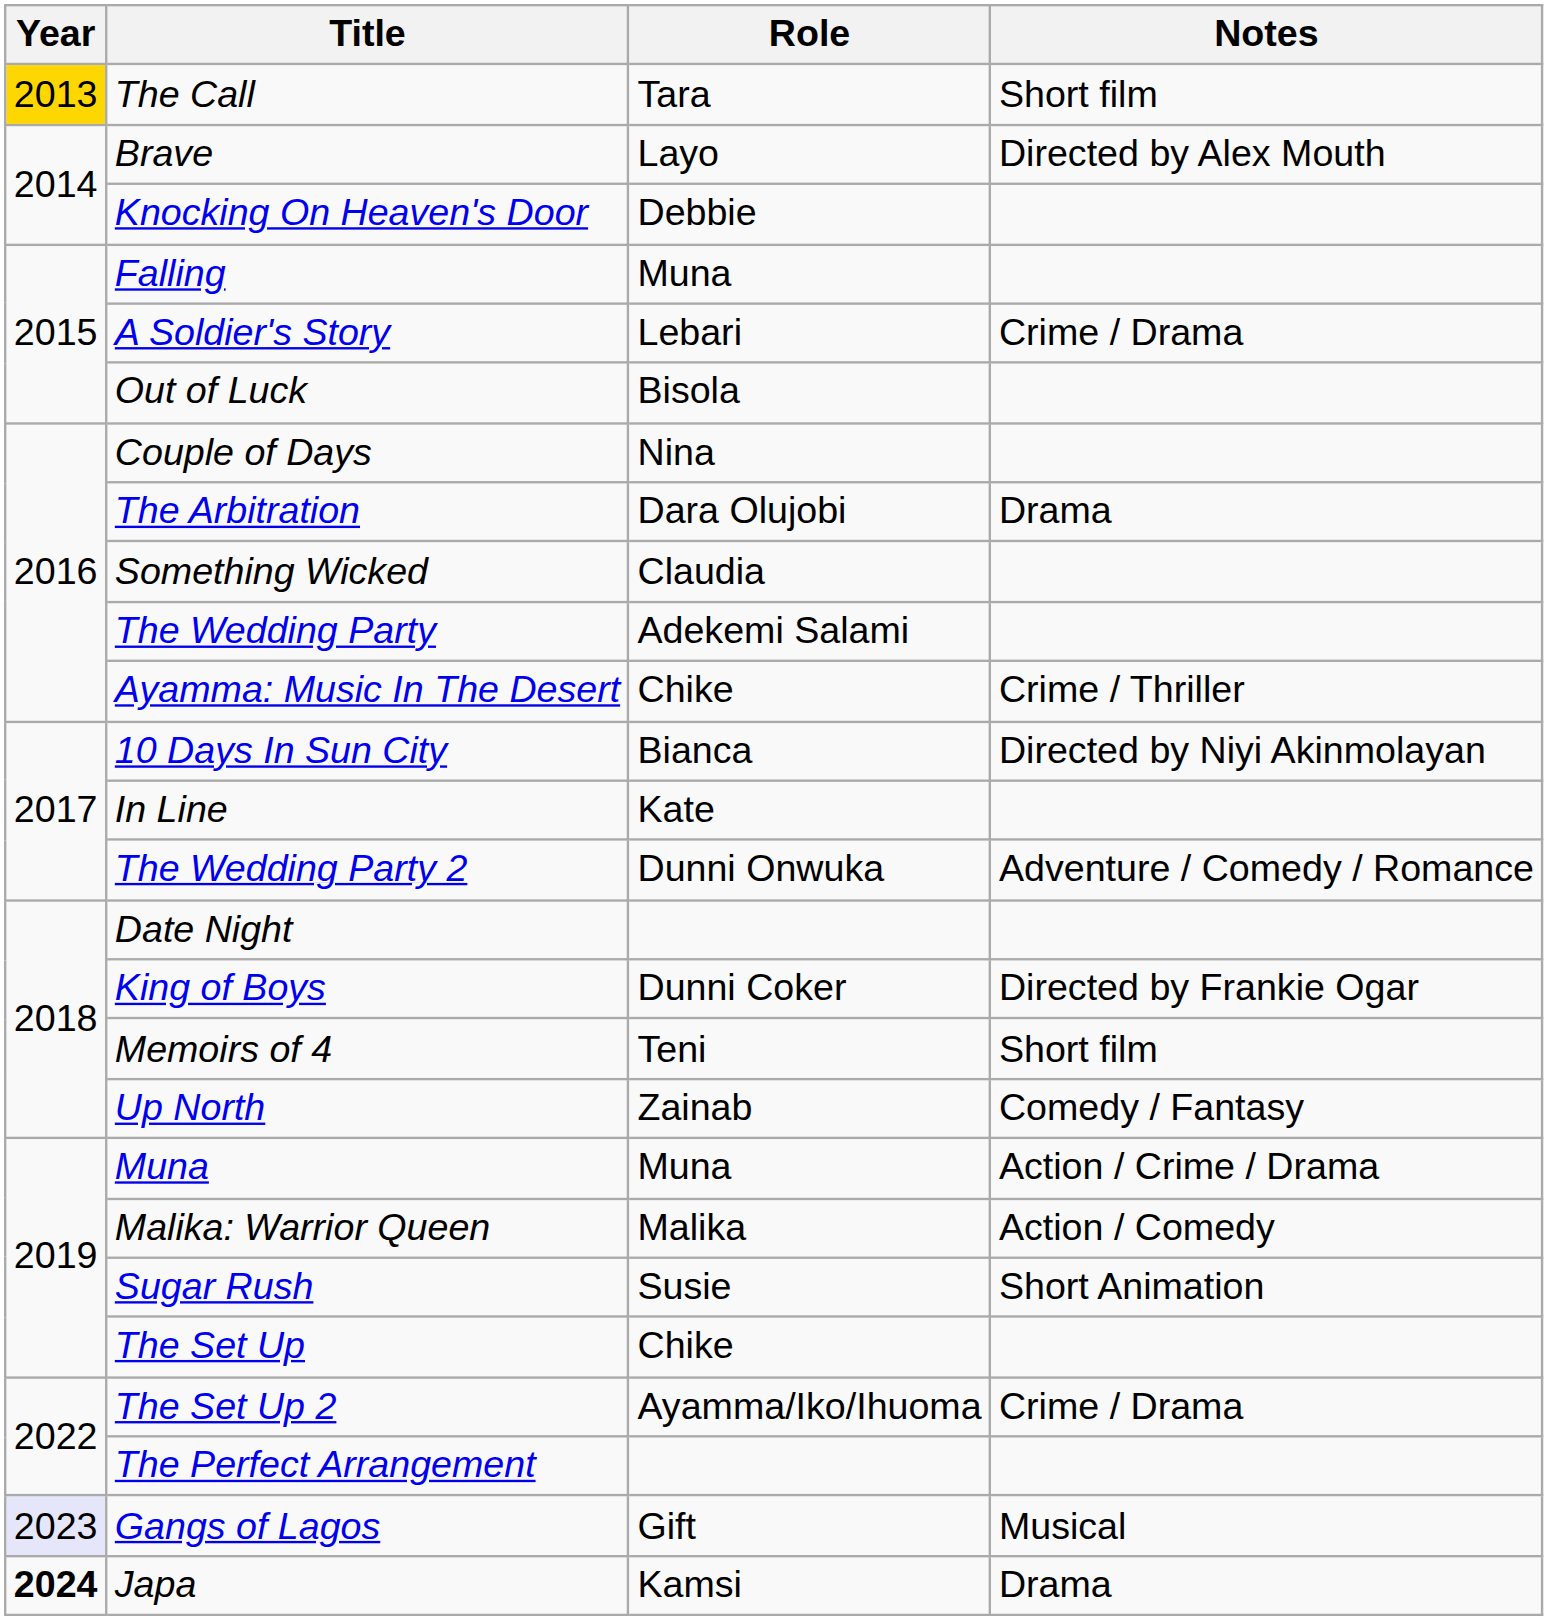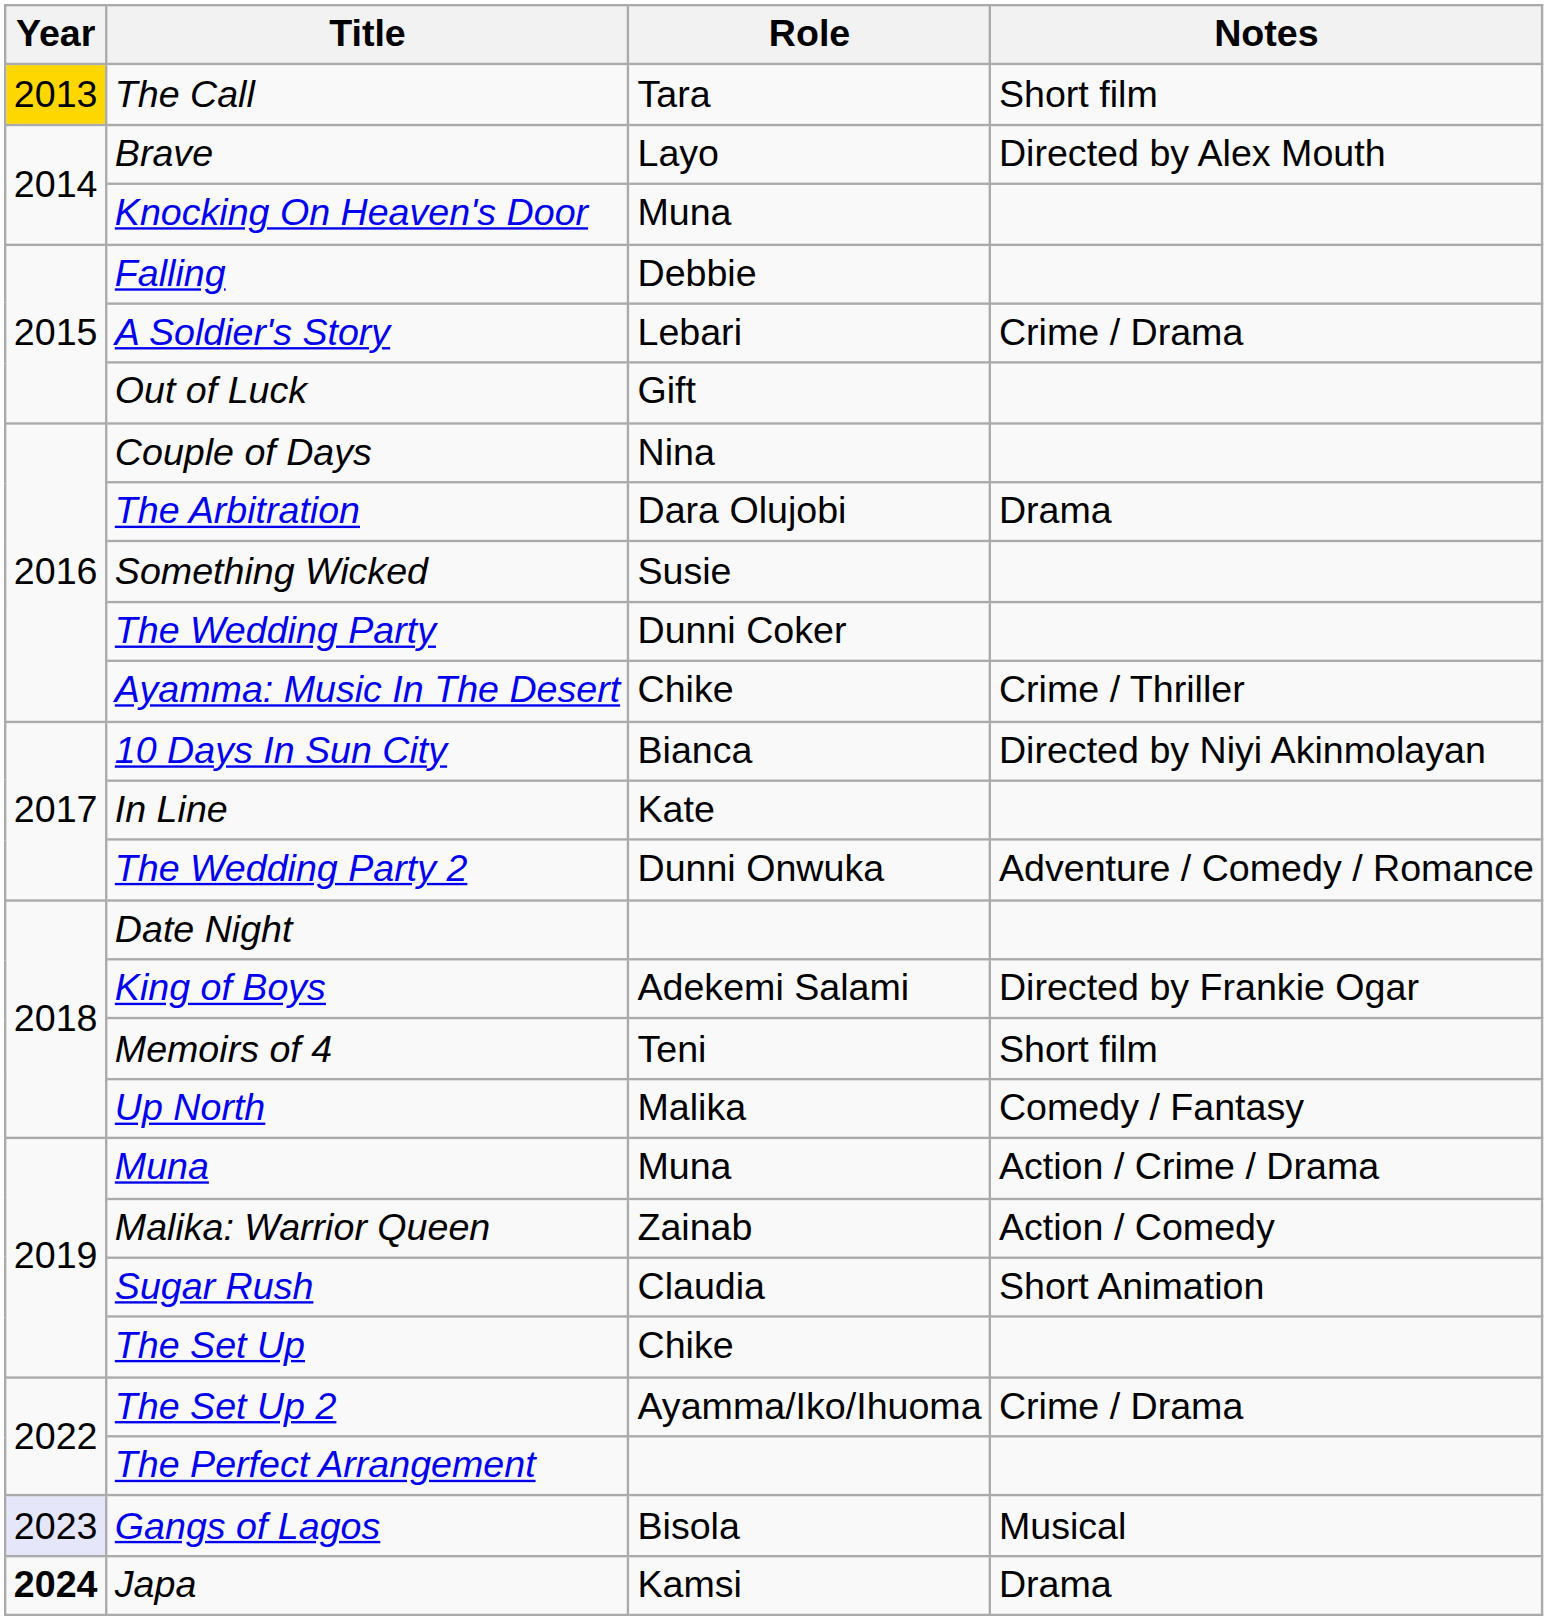(697, 213) Debbie -> (685, 213) Muna
(685, 272) Muna -> (697, 272) Debbie
(689, 392) Bisola -> (667, 392) Gift
(701, 570) Claudia -> (685, 570) Susie
(773, 630) Adekemi Salami -> (742, 630) Dunni Coker
(742, 988) Dunni Coker -> (773, 988) Adekemi Salami
(695, 1107) Zainab -> (692, 1107) Malika
(692, 1226) Malika -> (695, 1226) Zainab
(685, 1286) Susie -> (701, 1286) Claudia
(667, 1525) Gift -> (689, 1525) Bisola
